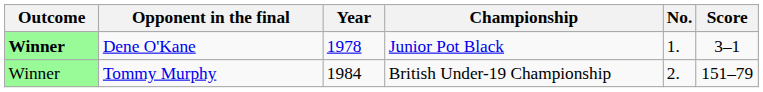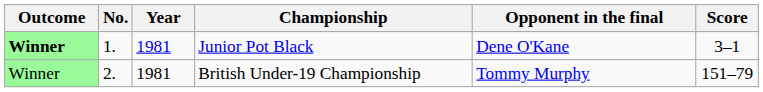columns swapped: (680, 18) <-> (211, 18)
(344, 45) 1978 -> (154, 45) 1981
(344, 73) 1984 -> (154, 73) 1981
